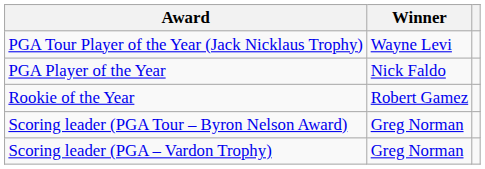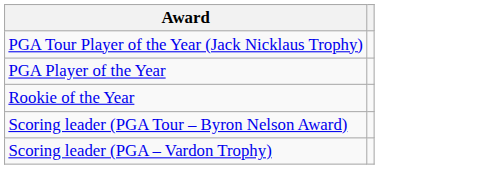- column: (419, 17)
